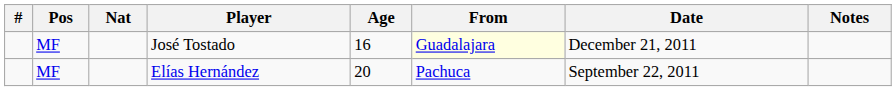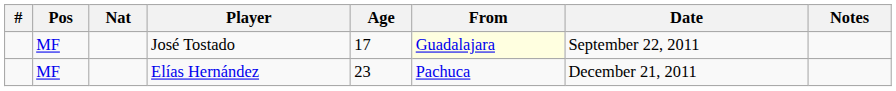(362, 45) 16 -> (362, 45) 17
(633, 45) December 21, 2011 -> (634, 45) September 22, 2011
(362, 72) 20 -> (362, 72) 23
(634, 72) September 22, 2011 -> (633, 72) December 21, 2011
